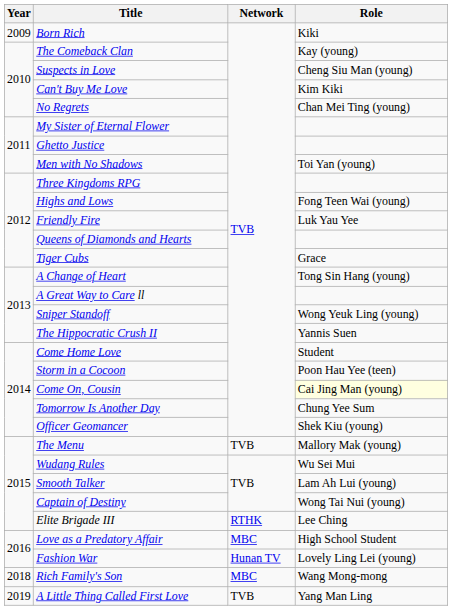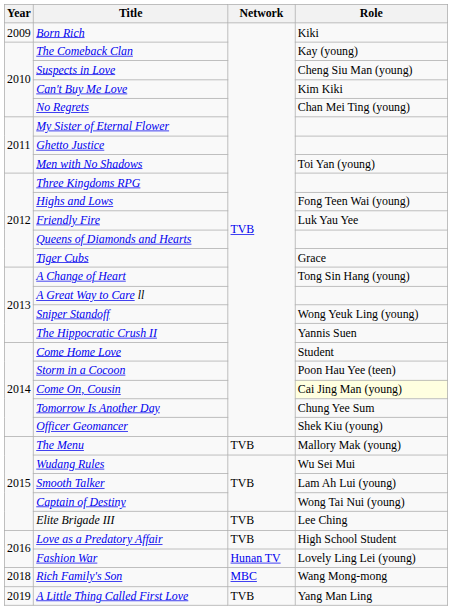(246, 520) RTHK -> (242, 520) TVB
(244, 539) MBC -> (242, 539) TVB
